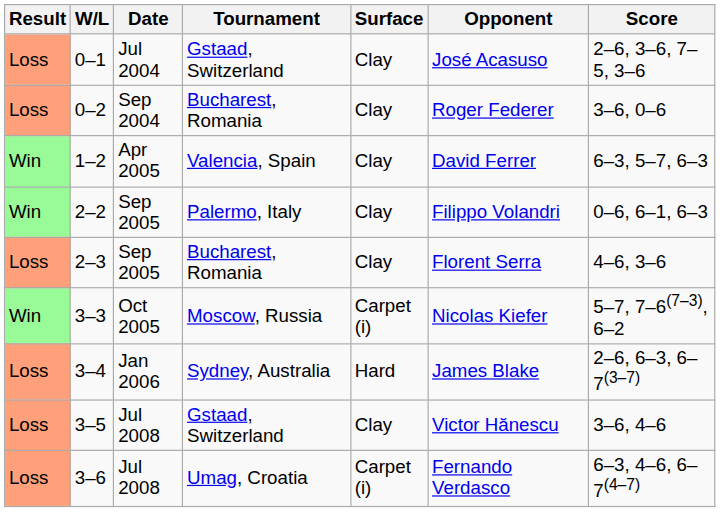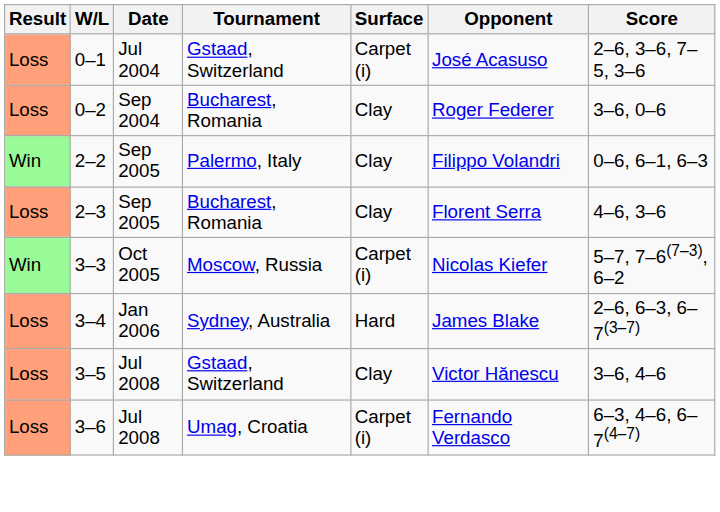(373, 59) Clay -> (383, 59) Carpet (i)
- row: (90, 161)
